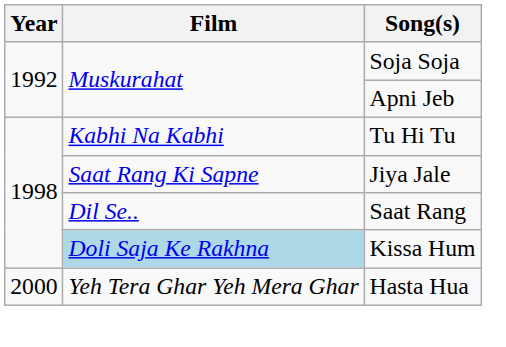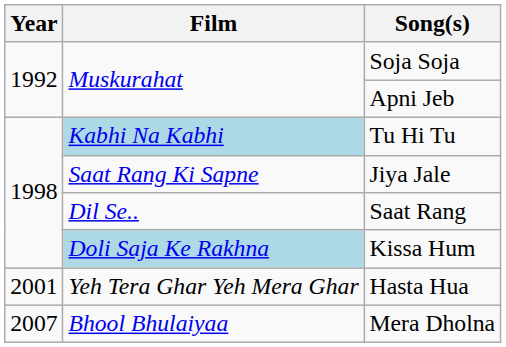(146, 135) no background -> (146, 135) lightblue background
(34, 286) 2000 -> (34, 286) 2001
+ row: (432, 323)
